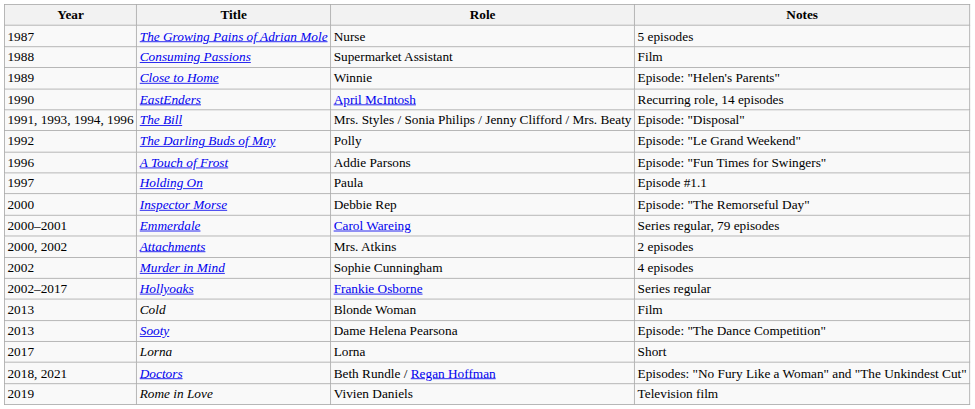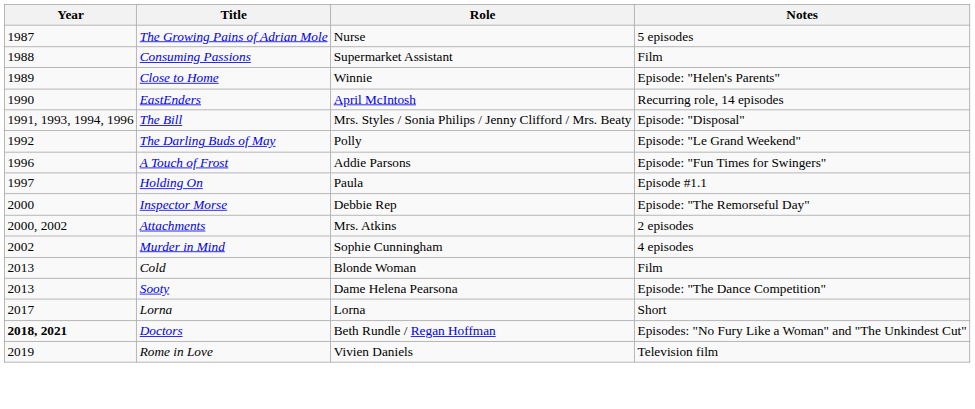- row: (170, 225)
- row: (167, 288)
(37, 373) normal -> (37, 330) bold
